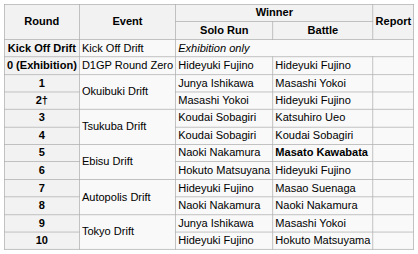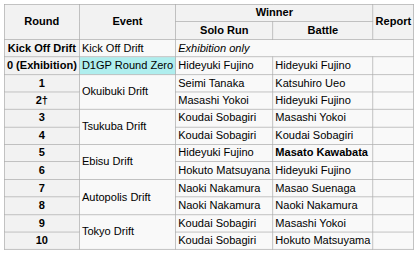(128, 65) no background -> (128, 65) paleturquoise background
(216, 83) Junya Ishikawa -> (211, 83) Seimi Tanaka
(311, 83) Masashi Yokoi -> (310, 83) Katsuhiro Ueo
(310, 118) Katsuhiro Ueo -> (311, 118) Masashi Yokoi
(219, 153) Naoki Nakamura -> (216, 153) Hideyuki Fujino
(216, 188) Hideyuki Fujino -> (219, 188) Naoki Nakamura
(216, 223) Junya Ishikawa -> (217, 223) Koudai Sobagiri
(216, 240) Hideyuki Fujino -> (217, 240) Koudai Sobagiri
